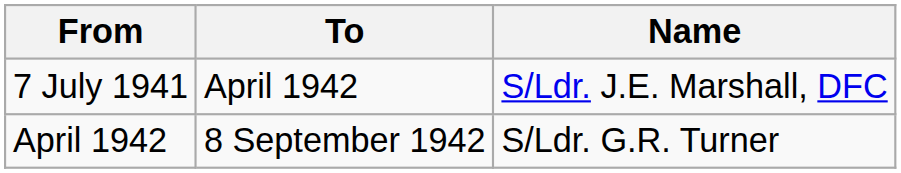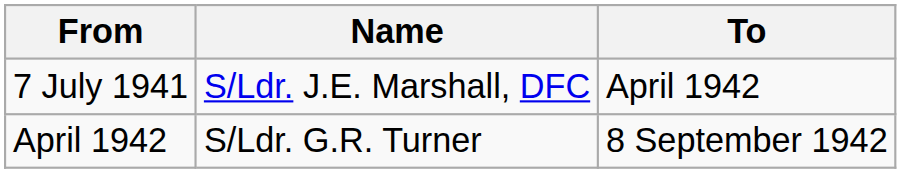columns swapped: (345, 31) <-> (695, 31)
